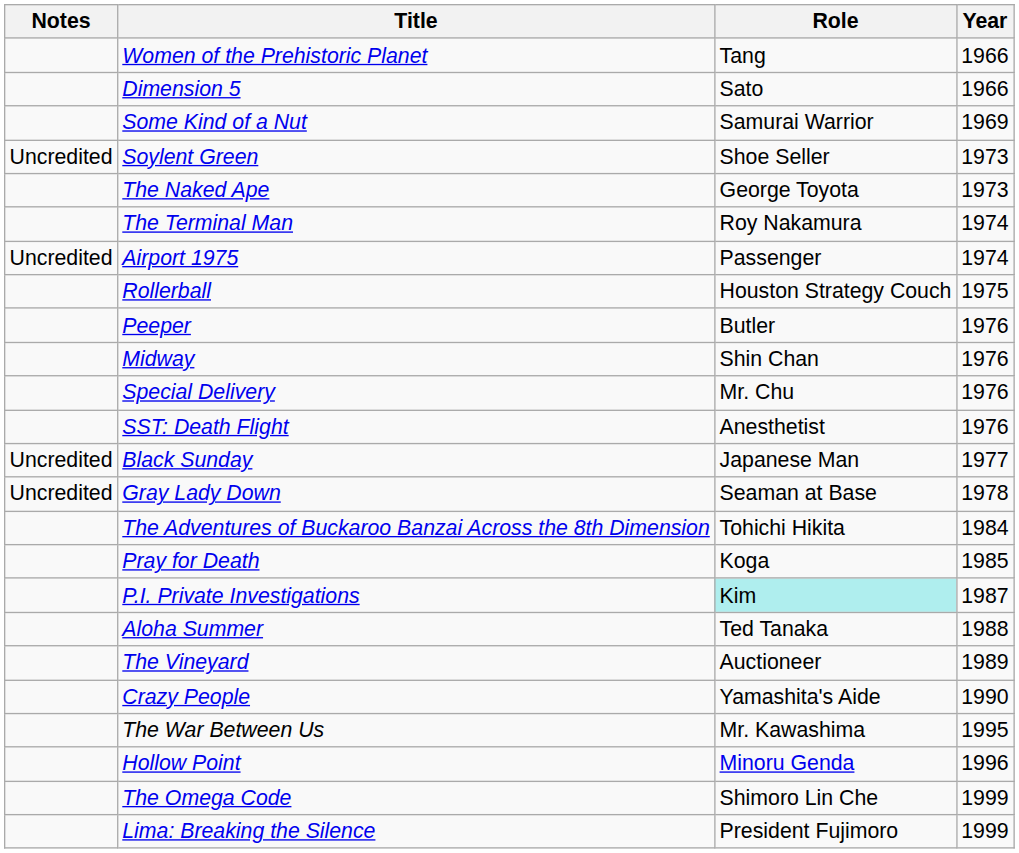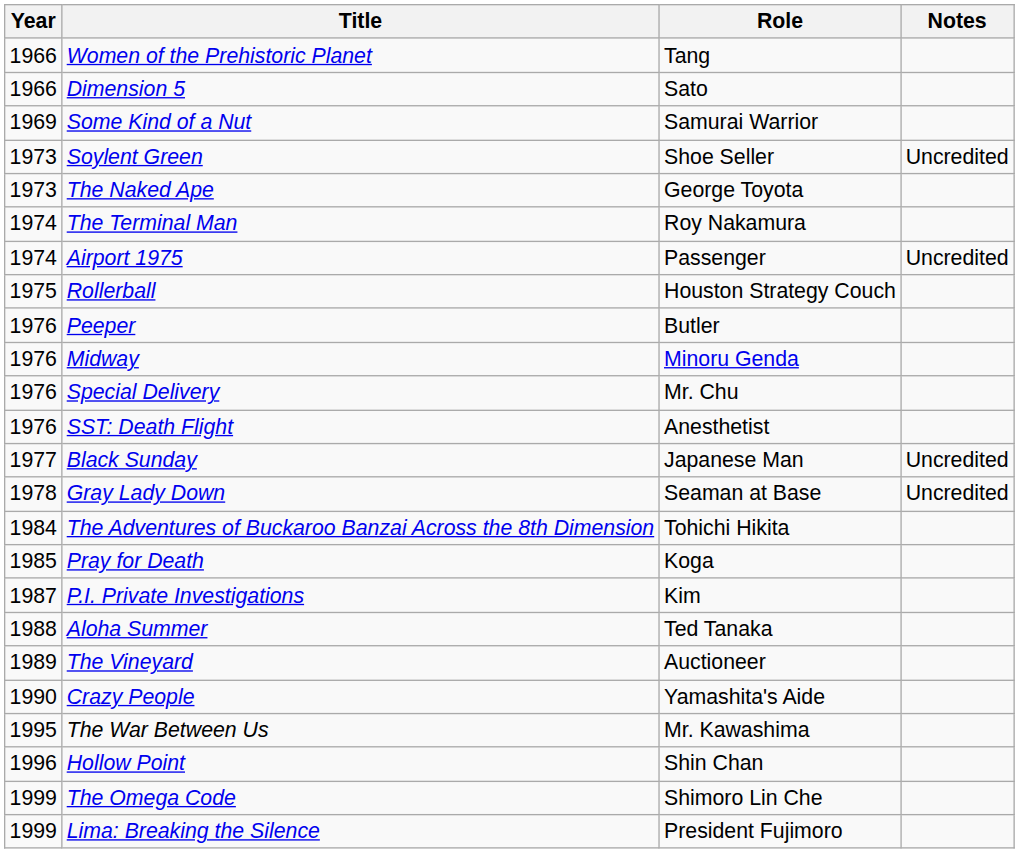columns swapped: (985, 21) <-> (61, 21)
(769, 358) Shin Chan -> (731, 358) Minoru Genda
(738, 595) paleturquoise background -> (682, 595) no background
(787, 763) Minoru Genda -> (714, 763) Shin Chan
